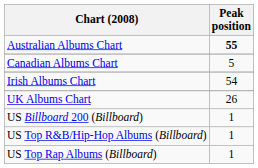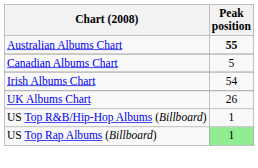- row: (75, 117)
(231, 154) no background -> (231, 136) lightgreen background
